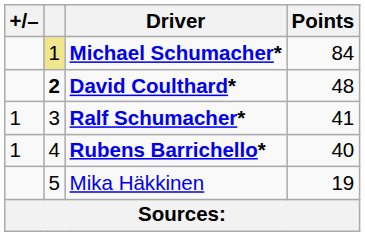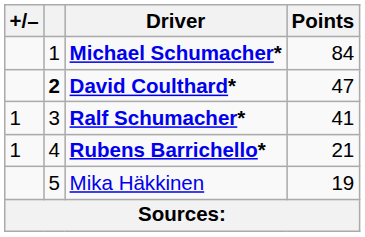(54, 53) khaki background -> (54, 53) no background
(343, 85) 48 -> (343, 85) 47
(343, 150) 40 -> (343, 150) 21
